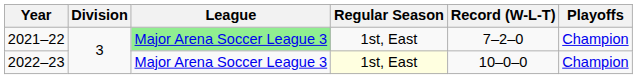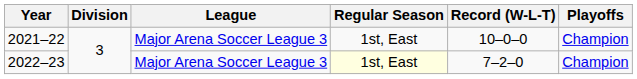(231, 39) lightgreen background -> (231, 39) no background
(503, 39) 7–2–0 -> (503, 39) 10–0–0
(503, 62) 10–0–0 -> (503, 62) 7–2–0
